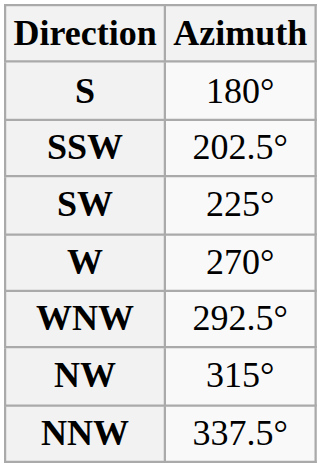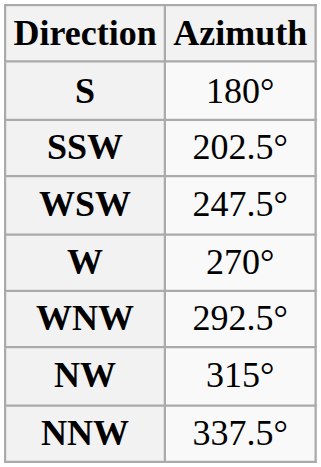- row: (85, 204)
+ row: (85, 204)
